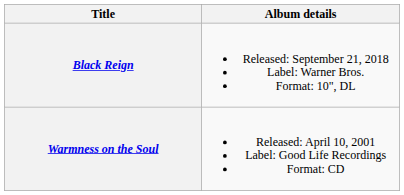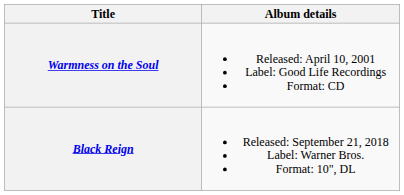rows swapped: (103, 148) <-> (103, 65)
